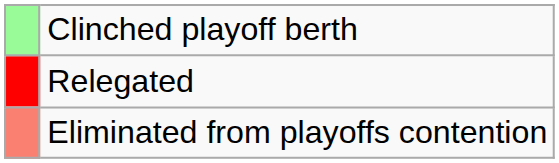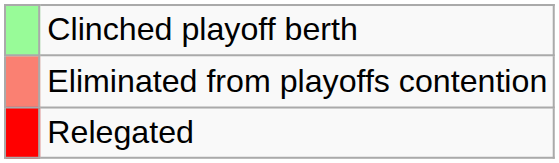rows swapped: (297, 132) <-> (121, 81)
